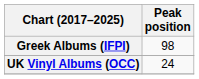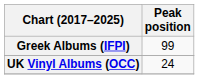(168, 45) 98 -> (168, 45) 99
